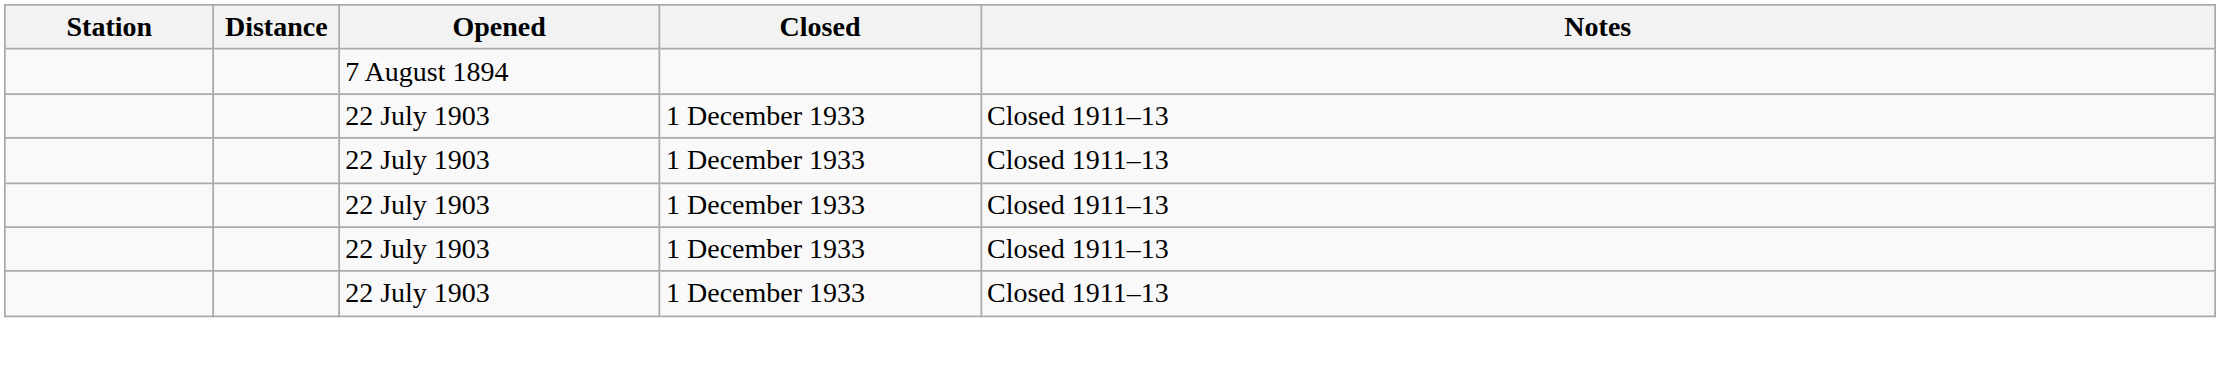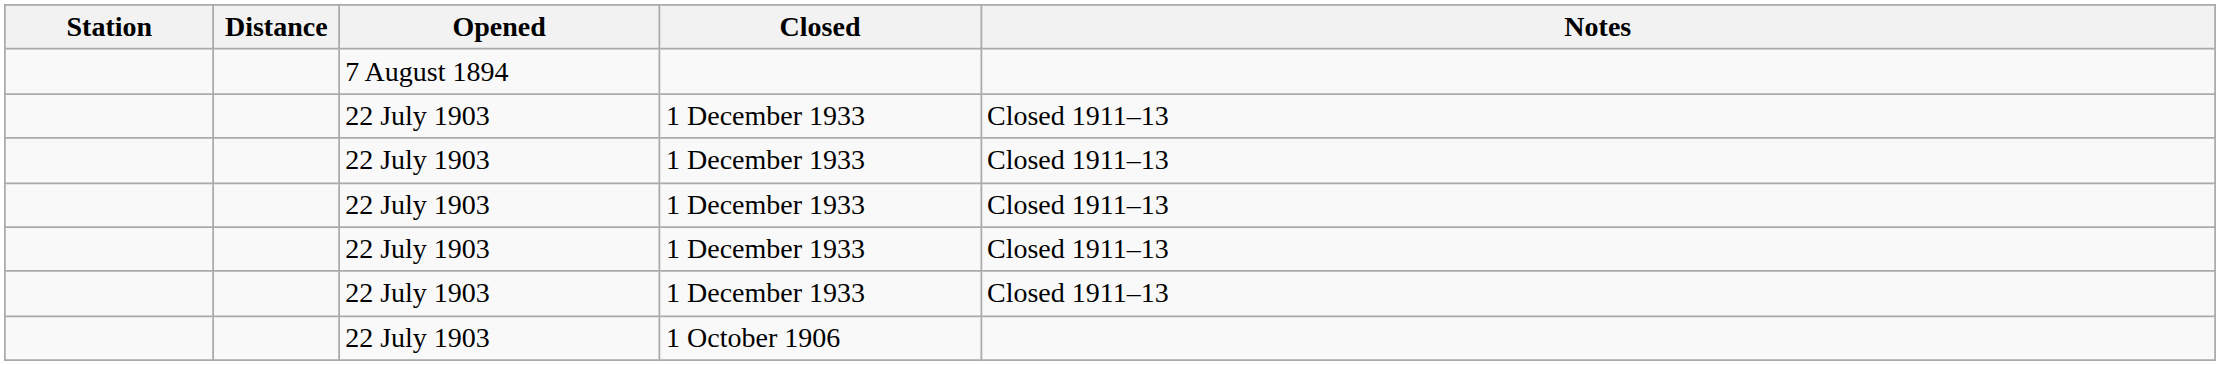+ row: (417, 337)
